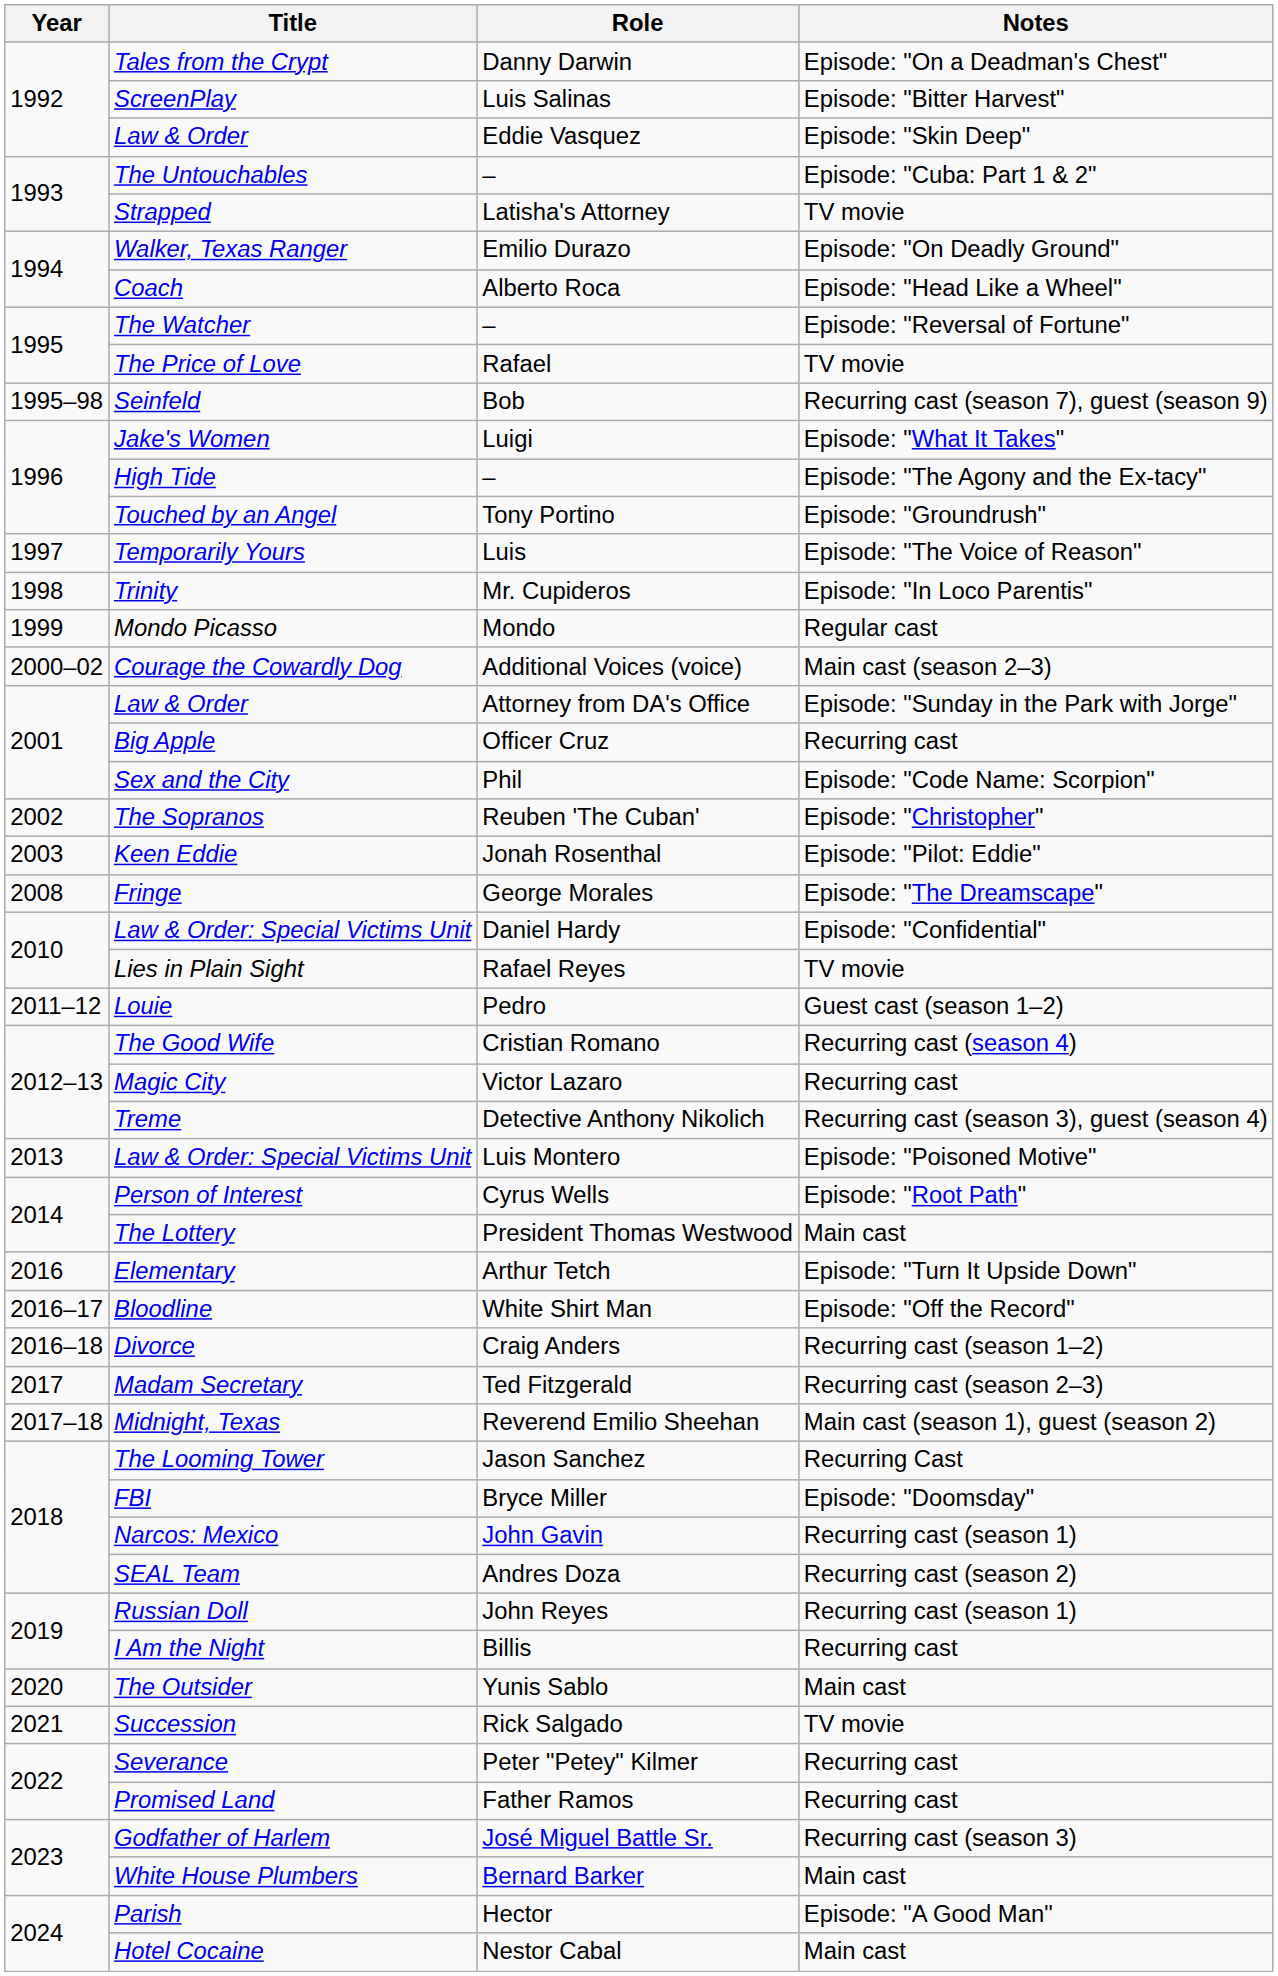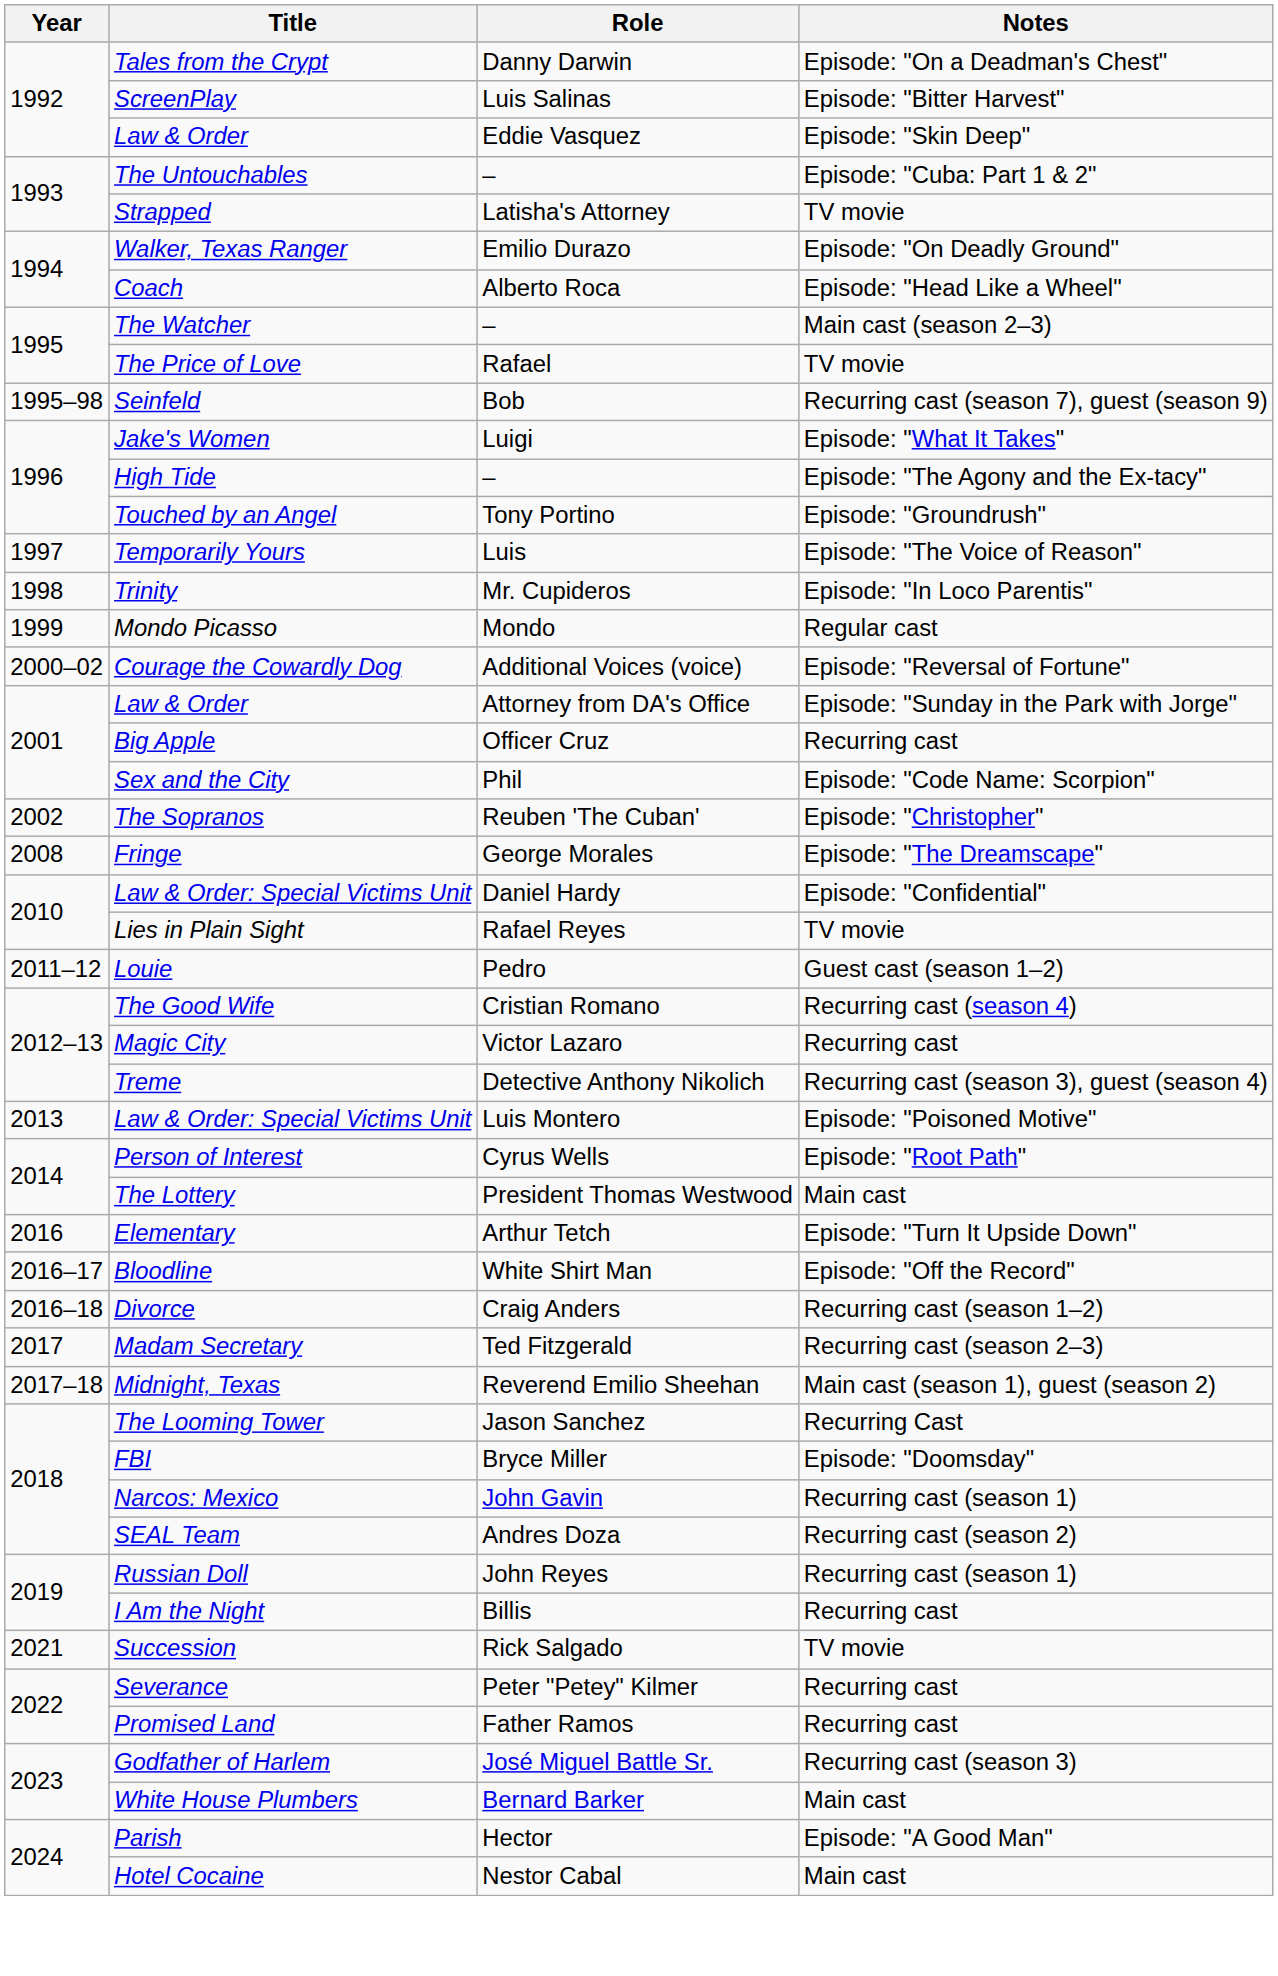(967, 325) Episode: "Reversal of Fortune" -> (928, 325) Main cast (season 2–3)
(928, 666) Main cast (season 2–3) -> (967, 666) Episode: "Reversal of Fortune"
- row: (176, 855)
- row: (183, 1686)
